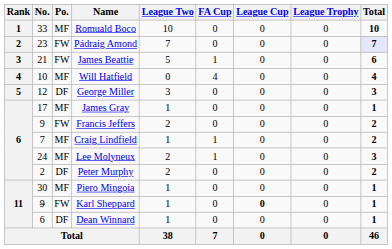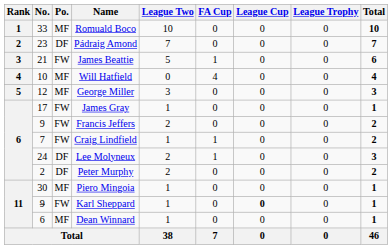(62, 44) FW -> (62, 44) DF
(374, 44) lavender background -> (374, 44) no background
(62, 92) DF -> (62, 92) MF
(62, 108) MF -> (62, 108) FW
(62, 140) MF -> (62, 140) FW
(62, 156) MF -> (62, 156) DF
(62, 220) DF -> (62, 220) MF
